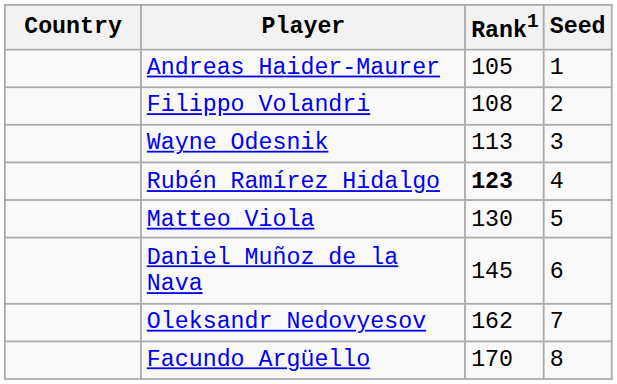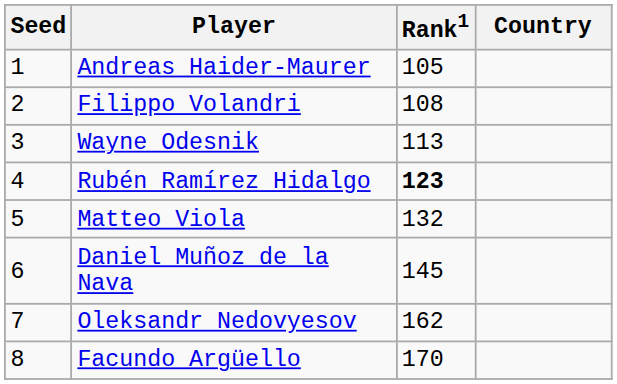columns swapped: (73, 27) <-> (578, 27)
(492, 219) 130 -> (423, 219) 132
